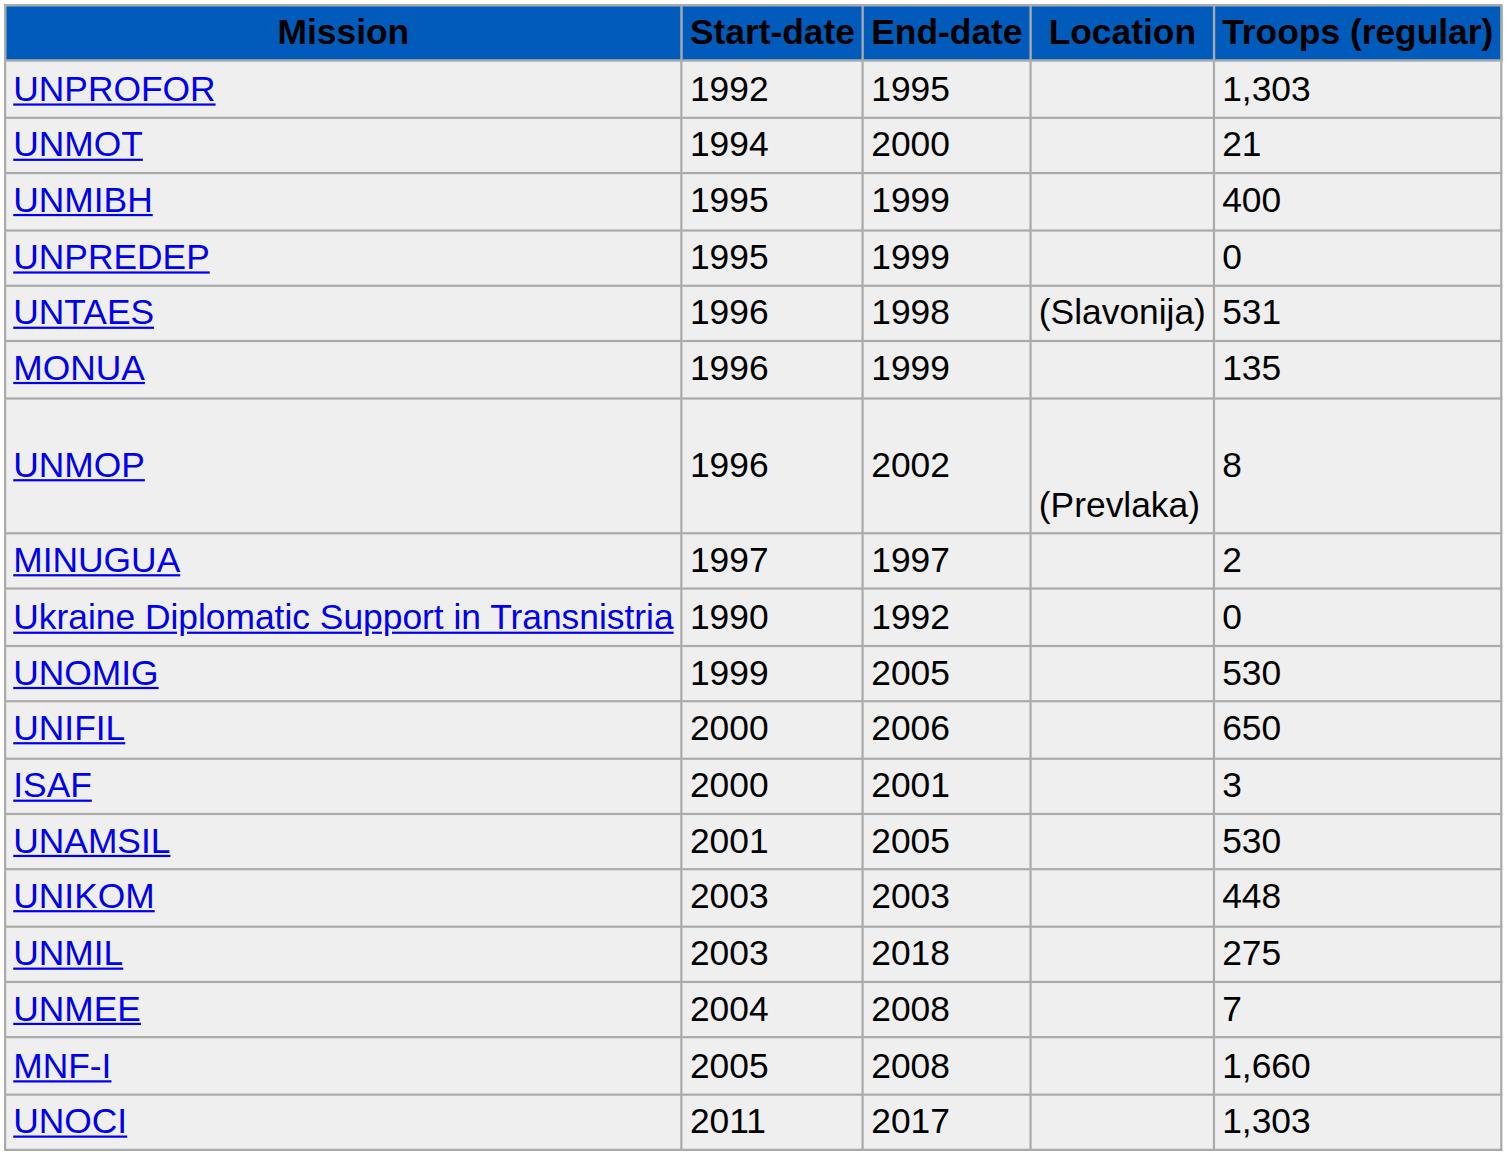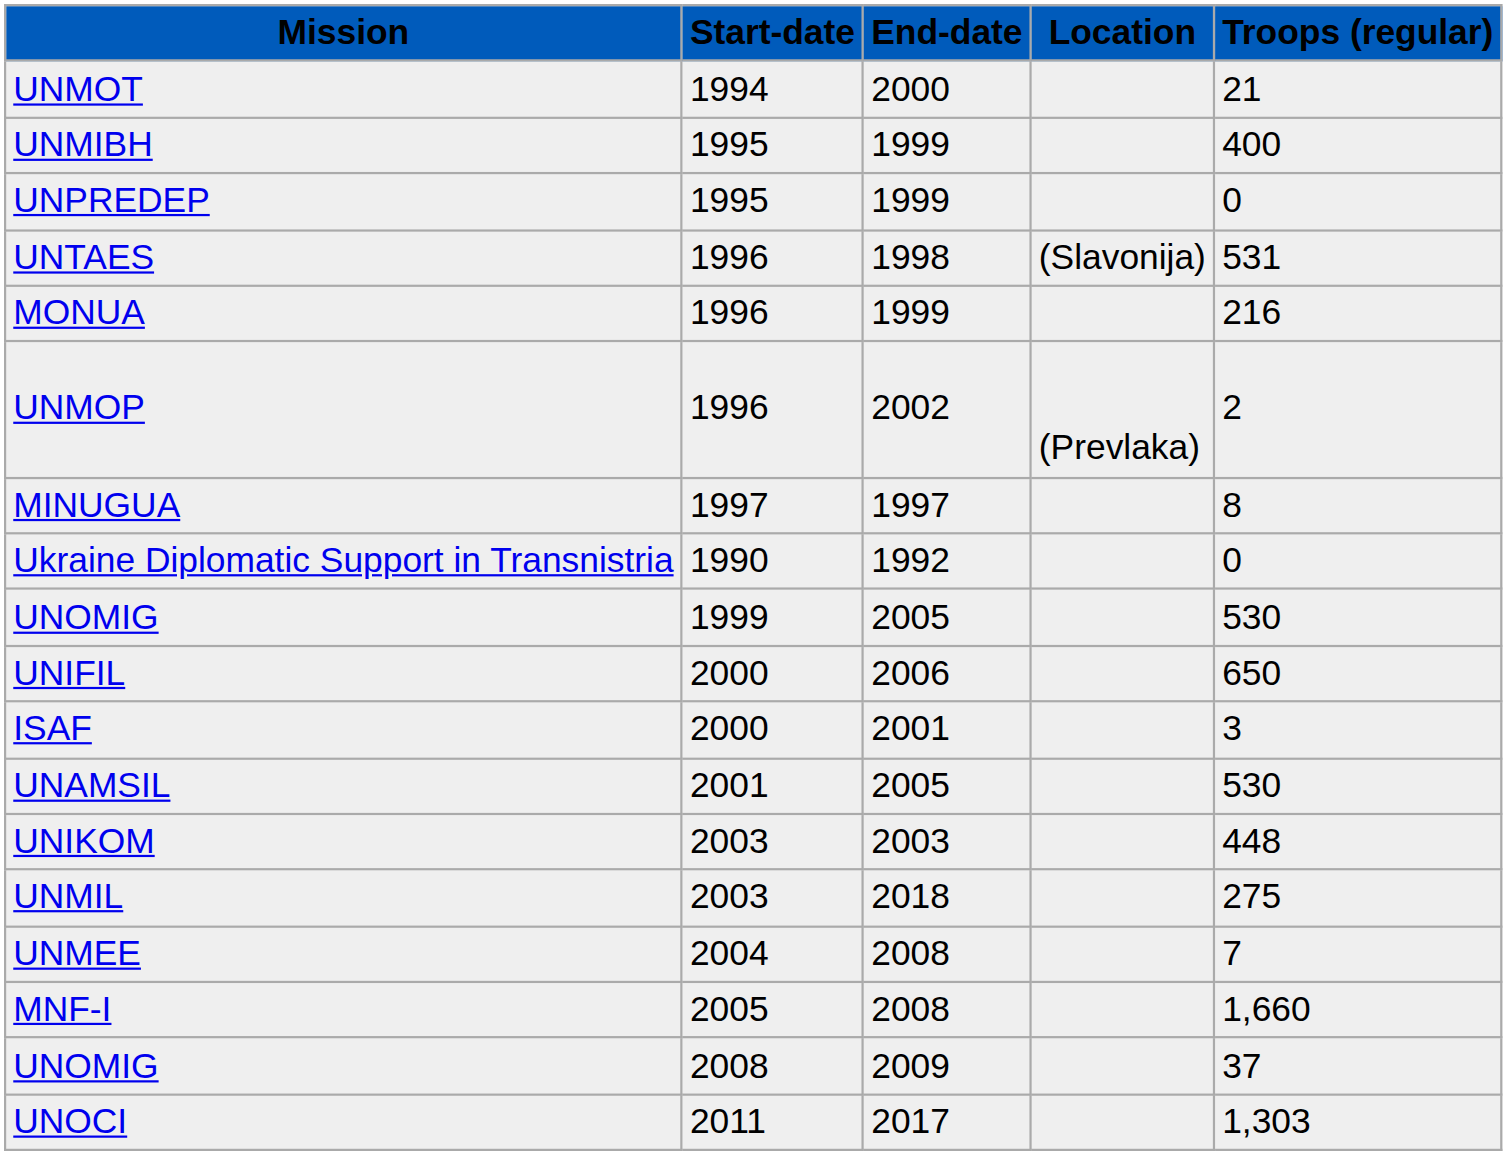- row: (114, 88)
(1252, 369) 135 -> (1252, 312) 216
(1232, 464) 8 -> (1232, 408) 2
(1232, 560) 2 -> (1232, 504) 8
+ row: (86, 1065)
